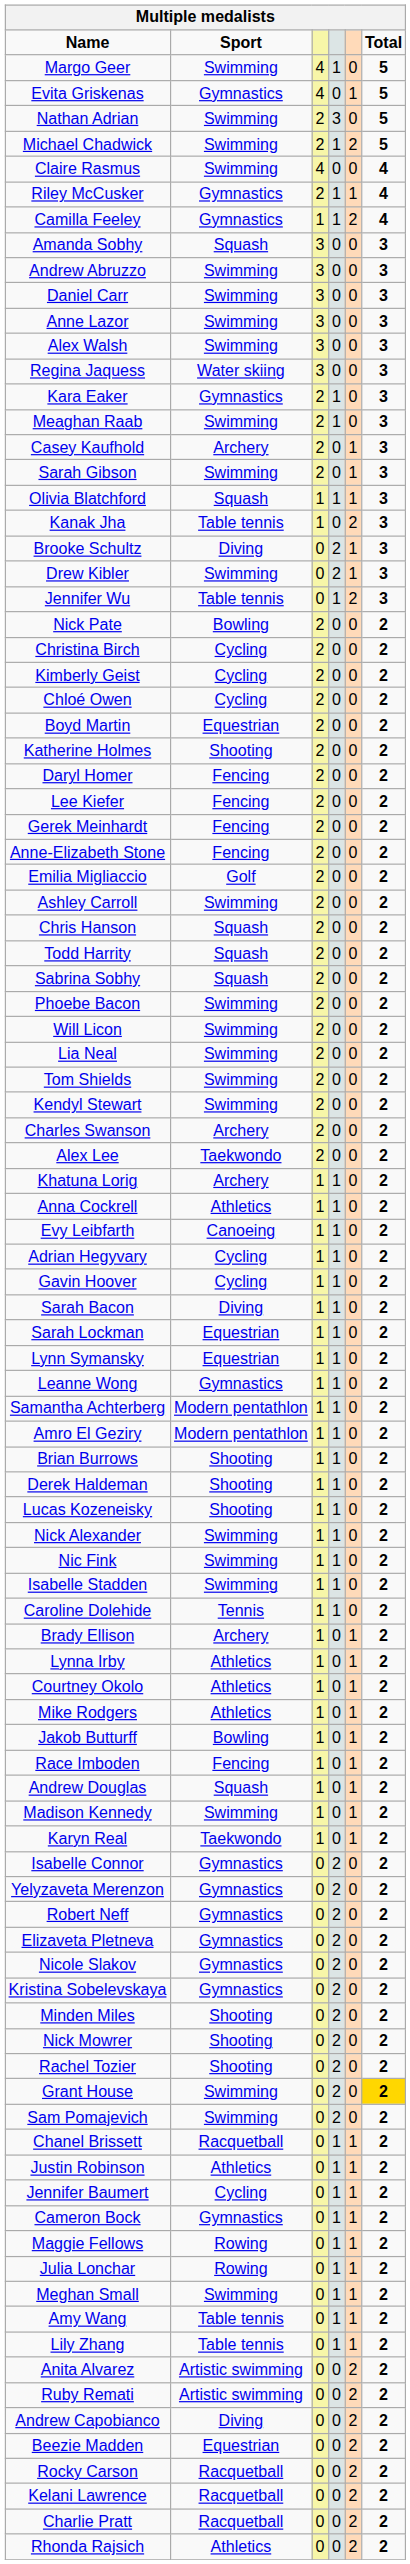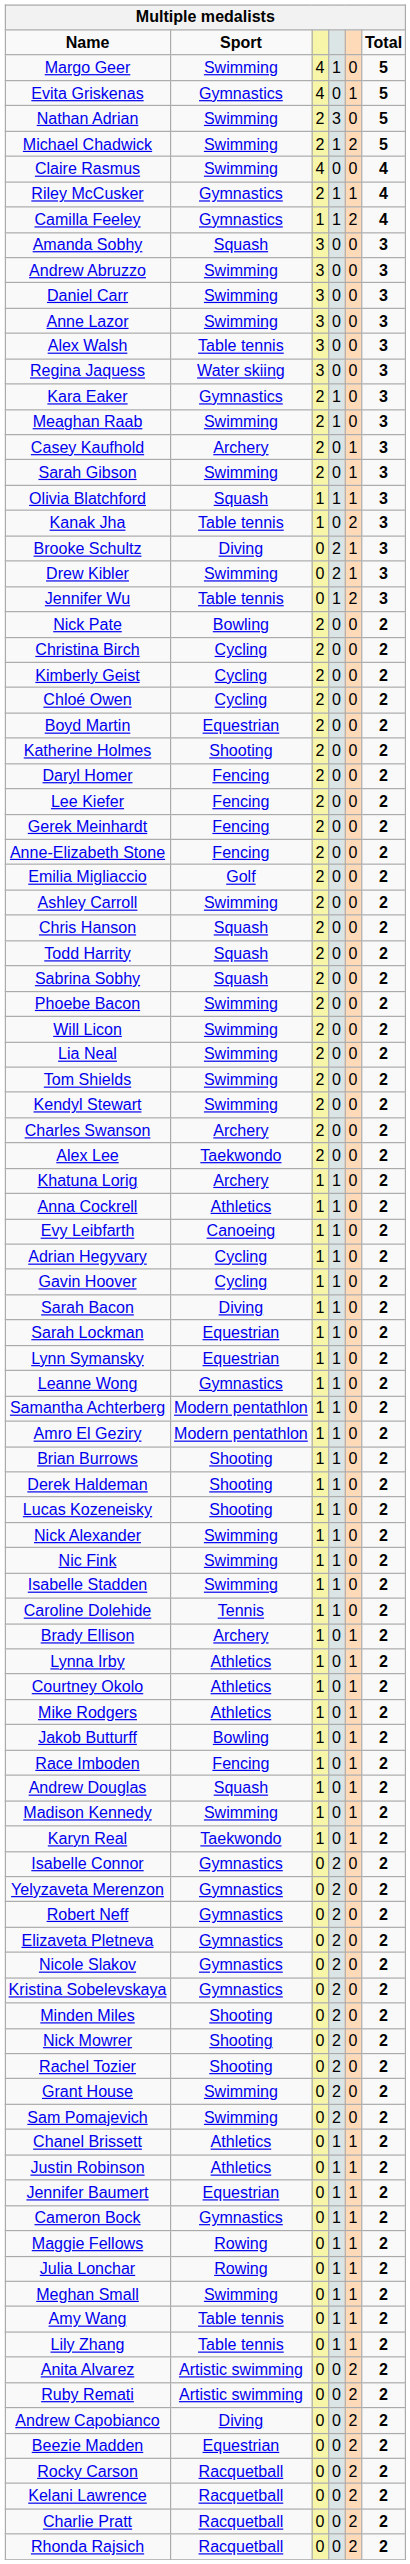(241, 346) Swimming -> (241, 346) Table tennis
(384, 2092) gold background -> (384, 2092) no background
(241, 2142) Racquetball -> (241, 2142) Athletics
(241, 2193) Cycling -> (241, 2193) Equestrian
(241, 2547) Athletics -> (241, 2547) Racquetball
